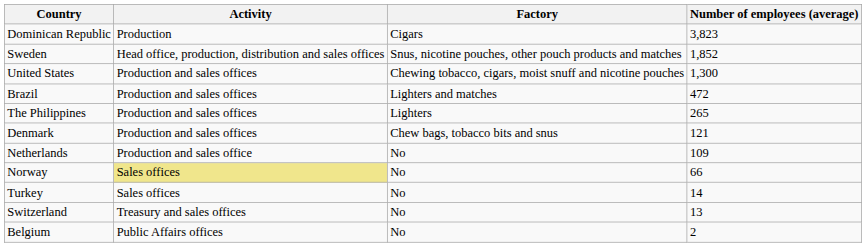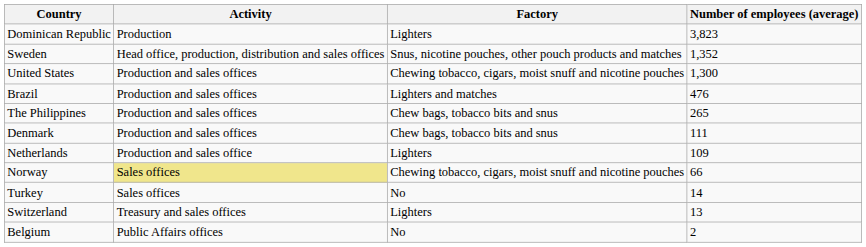(406, 34) Cigars -> (411, 34) Lighters
(704, 53) 1,852 -> (704, 53) 1,352
(699, 93) 472 -> (699, 93) 476
(411, 113) Lighters -> (474, 113) Chew bags, tobacco bits and snus
(699, 133) 121 -> (699, 133) 111
(398, 152) No -> (411, 152) Lighters
(398, 172) No -> (537, 172) Chewing tobacco, cigars, moist snuff and nicotine pouches
(398, 212) No -> (411, 212) Lighters
